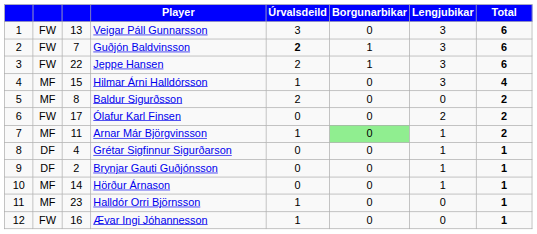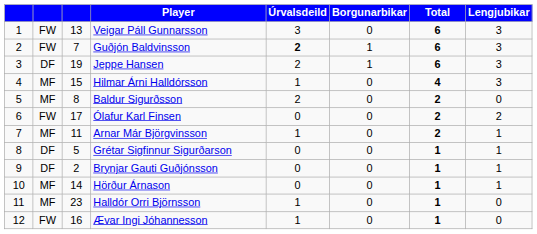columns swapped: (443, 13) <-> (504, 13)
(48, 64) FW -> (48, 64) DF
(76, 64) 22 -> (76, 64) 19
(369, 133) lightgreen background -> (369, 133) no background
(76, 151) 4 -> (76, 151) 5
